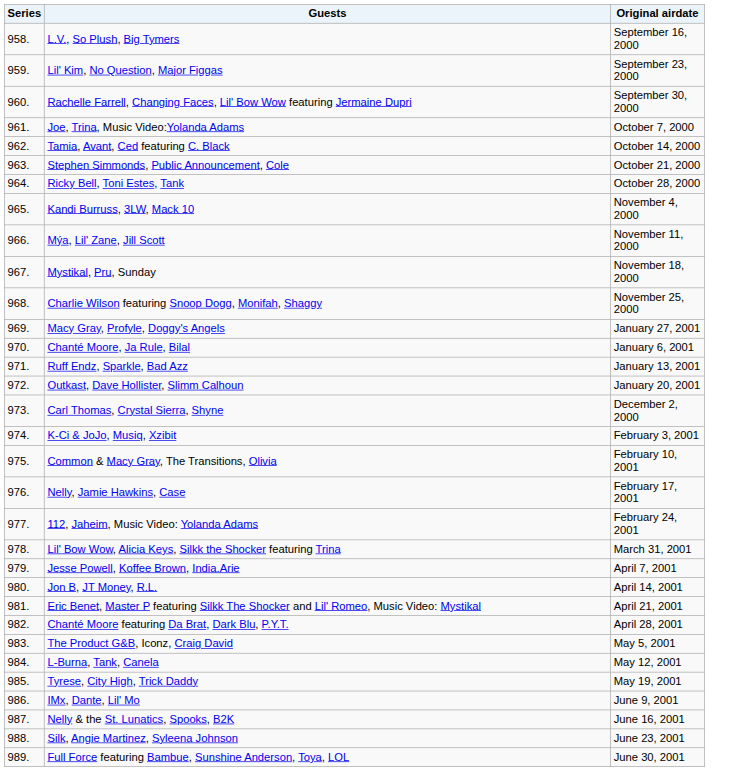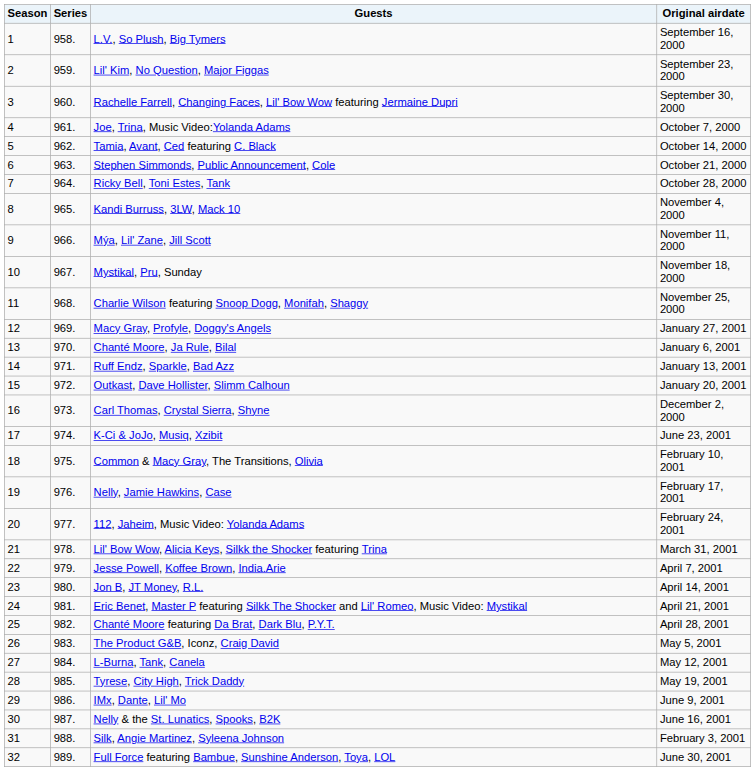+ column: (27, 13)
(656, 436) February 3, 2001 -> (695, 436) June 23, 2001
(649, 738) June 23, 2001 -> (703, 738) February 3, 2001
